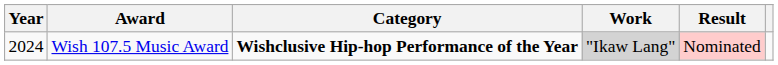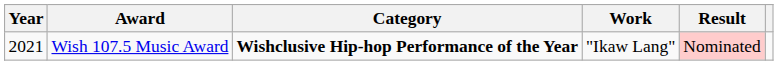(26, 45) 2024 -> (26, 45) 2021
(631, 45) lightgrey background -> (631, 45) no background
